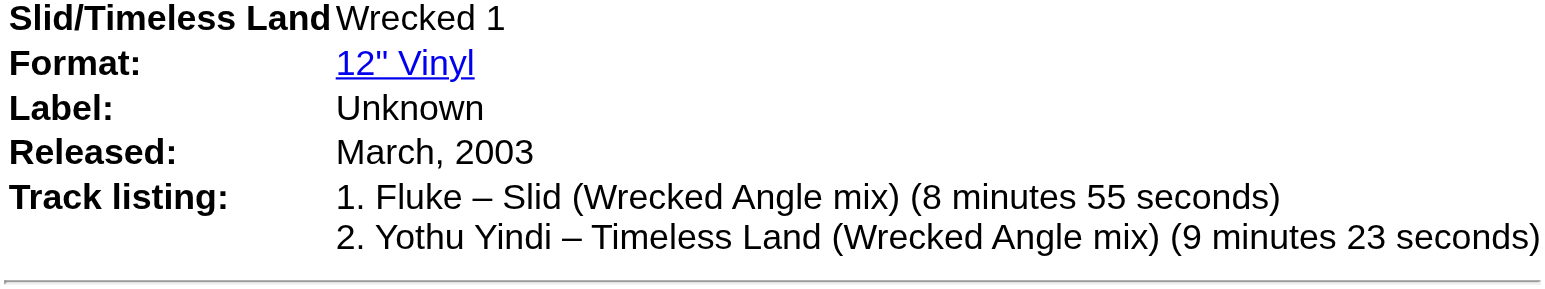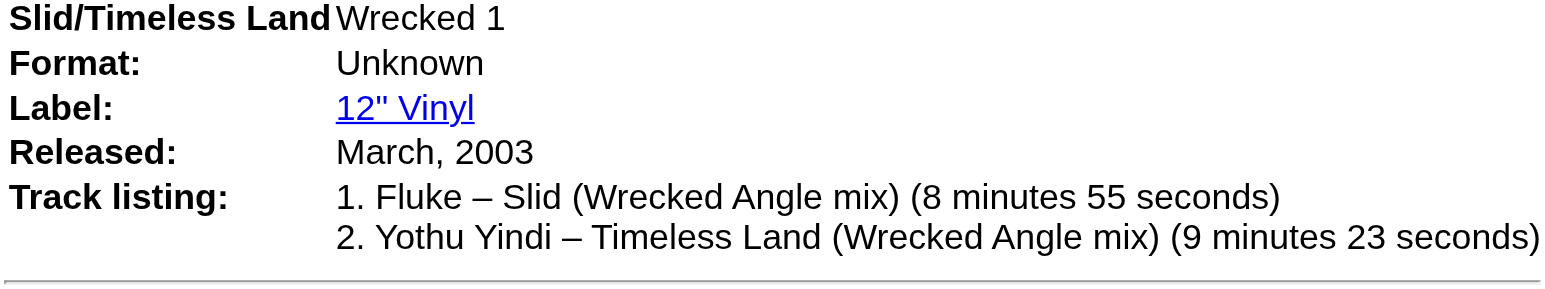(405, 63) 12" Vinyl -> (410, 63) Unknown
(410, 107) Unknown -> (405, 107) 12" Vinyl
